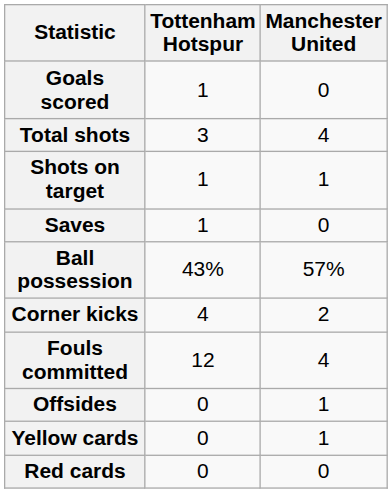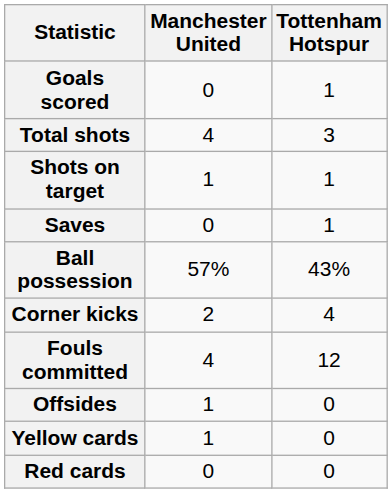columns swapped: (203, 32) <-> (324, 32)
